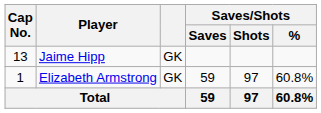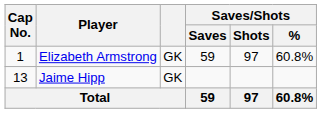rows swapped: (98, 77) <-> (72, 56)
